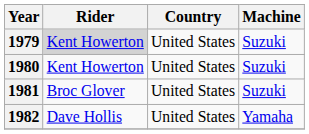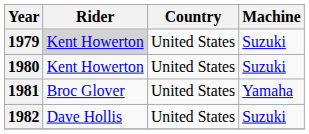(264, 91) Suzuki -> (268, 91) Yamaha
(268, 116) Yamaha -> (264, 116) Suzuki
